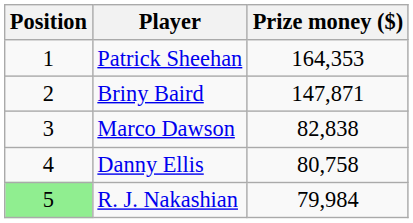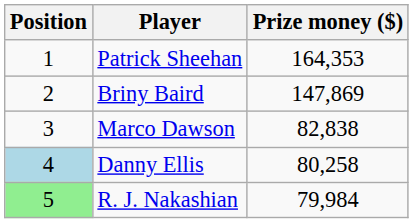(328, 93) 147,871 -> (328, 93) 147,869
(48, 164) no background -> (48, 164) lightblue background
(328, 164) 80,758 -> (328, 164) 80,258
